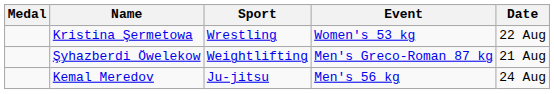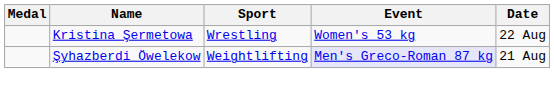(404, 57) no background -> (404, 57) lavender background
- row: (103, 78)
